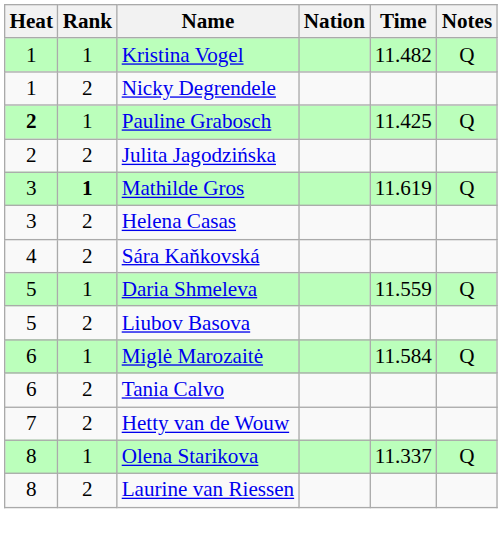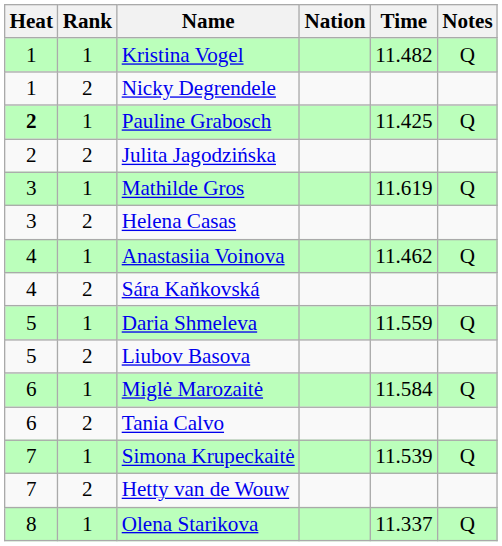(87, 188) bold -> (87, 188) normal
+ row: (203, 255)
+ row: (208, 456)
- row: (208, 490)
